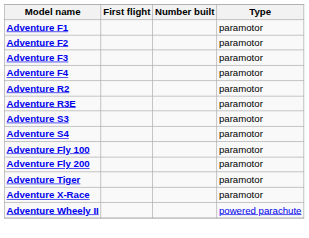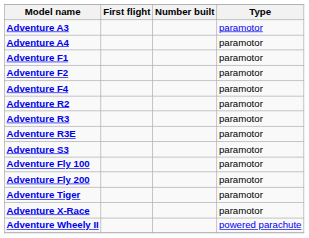+ row: (38, 28)
+ row: (38, 43)
- row: (37, 58)
+ row: (38, 119)
- row: (38, 134)
